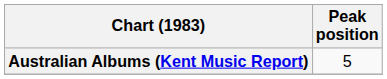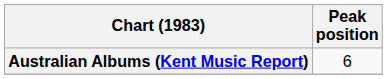(347, 61) 5 -> (347, 61) 6
